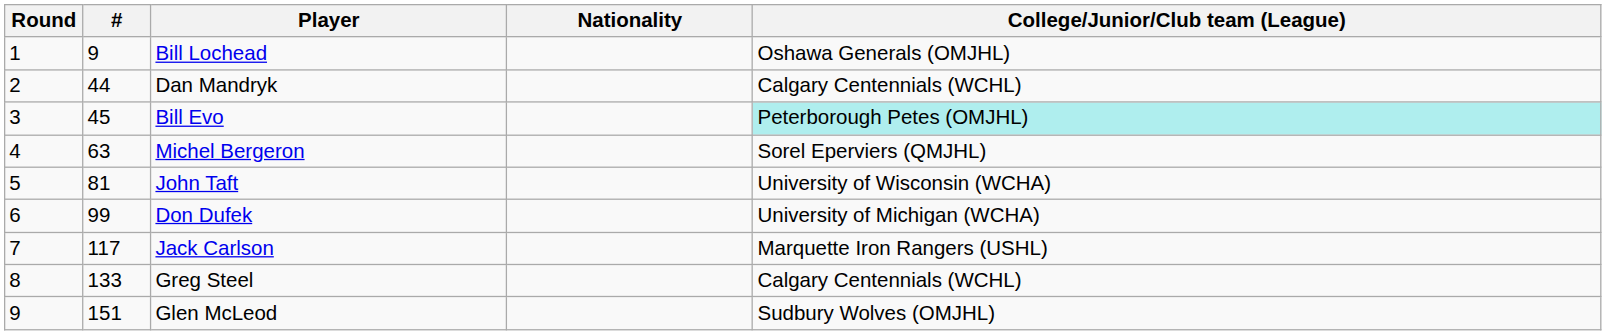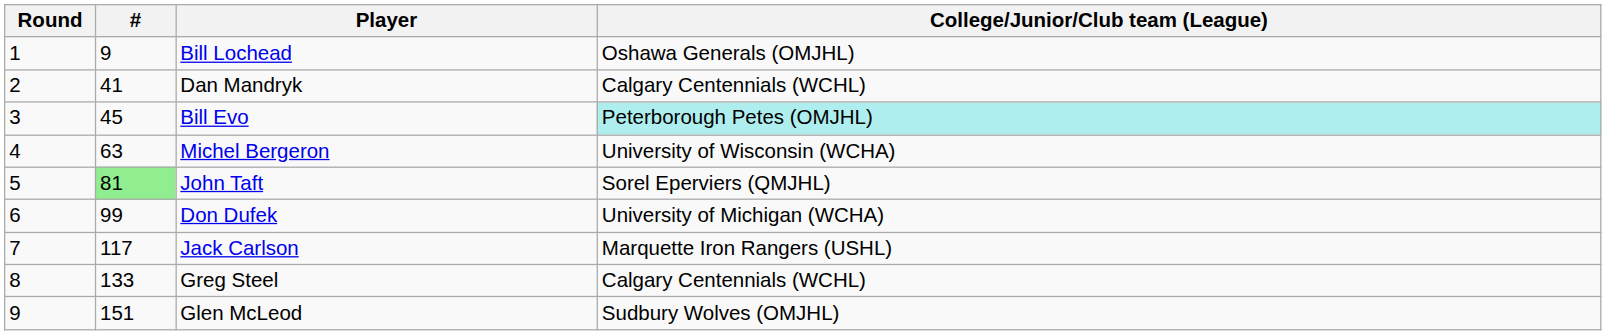- column: (630, 20)
(99, 85) 44 -> (111, 85) 41
(872, 150) Sorel Eperviers (QMJHL) -> (749, 150) University of Wisconsin (WCHA)
(99, 183) no background -> (111, 183) lightgreen background
(904, 183) University of Wisconsin (WCHA) -> (716, 183) Sorel Eperviers (QMJHL)
